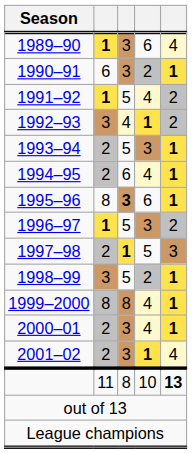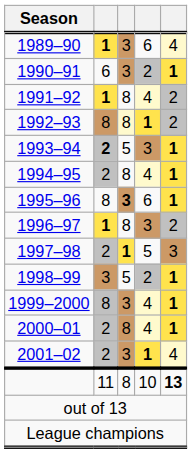(126, 97) 5 -> (126, 97) 8
(106, 123) 3 -> (106, 123) 8
(126, 123) 4 -> (126, 123) 8
(106, 148) normal -> (106, 148) bold
(126, 174) 6 -> (126, 174) 8
(126, 225) 5 -> (126, 225) 8
(126, 303) 8 -> (126, 303) 3
(126, 328) 3 -> (126, 328) 8
